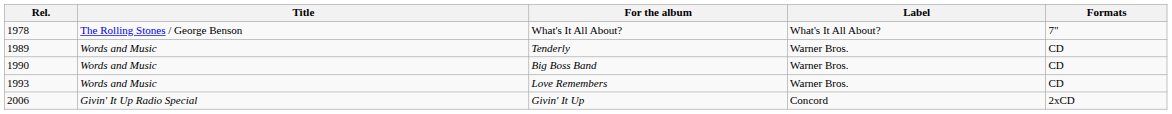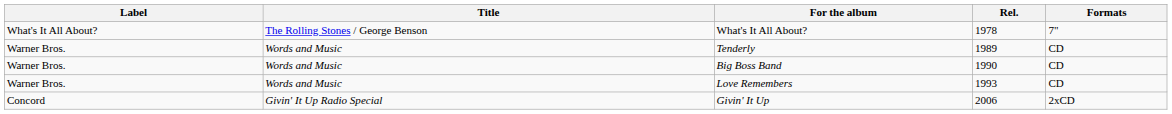columns swapped: (41, 13) <-> (917, 13)
